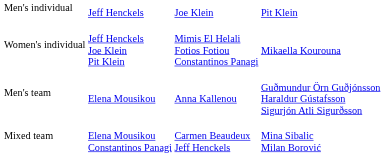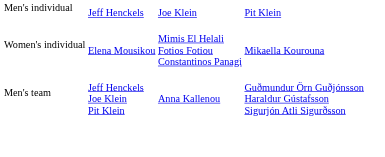(116, 50) Jeff Henckels Joe Klein Pit Klein -> (122, 50) Elena Mousikou
(122, 99) Elena Mousikou -> (116, 99) Jeff Henckels Joe Klein Pit Klein
- row: (29, 136)
